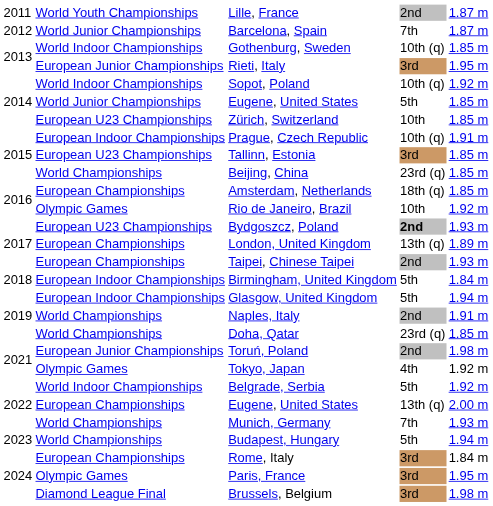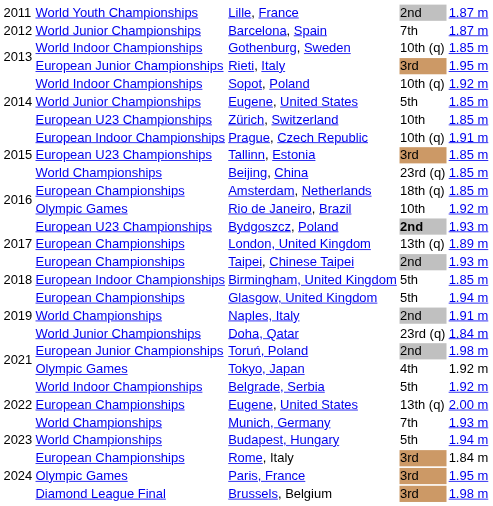(468, 280) 1.84 m -> (468, 280) 1.85 m
(130, 297) European Indoor Championships -> (110, 297) European Championships
(99, 333) World Championships -> (118, 333) World Junior Championships
(468, 333) 1.85 m -> (468, 333) 1.84 m
